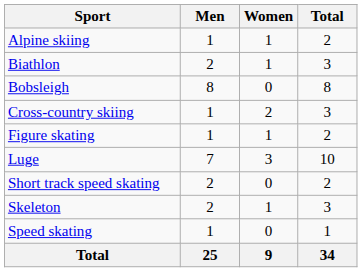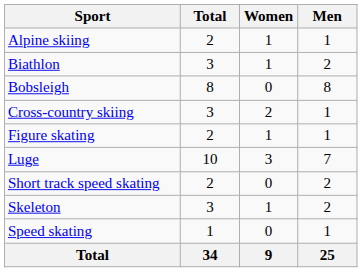columns swapped: (210, 16) <-> (327, 16)
